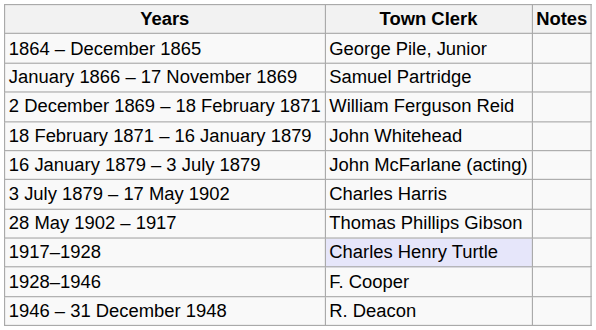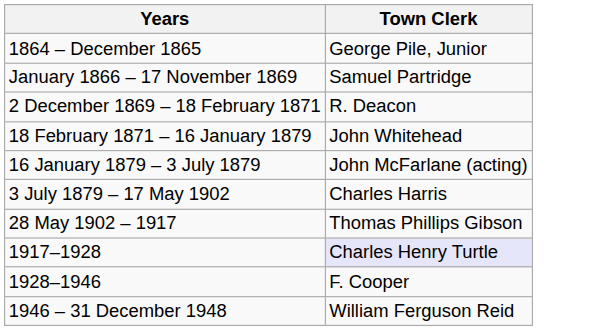- column: (562, 19)
(422, 106) William Ferguson Reid -> (373, 106) R. Deacon
(373, 310) R. Deacon -> (422, 310) William Ferguson Reid
